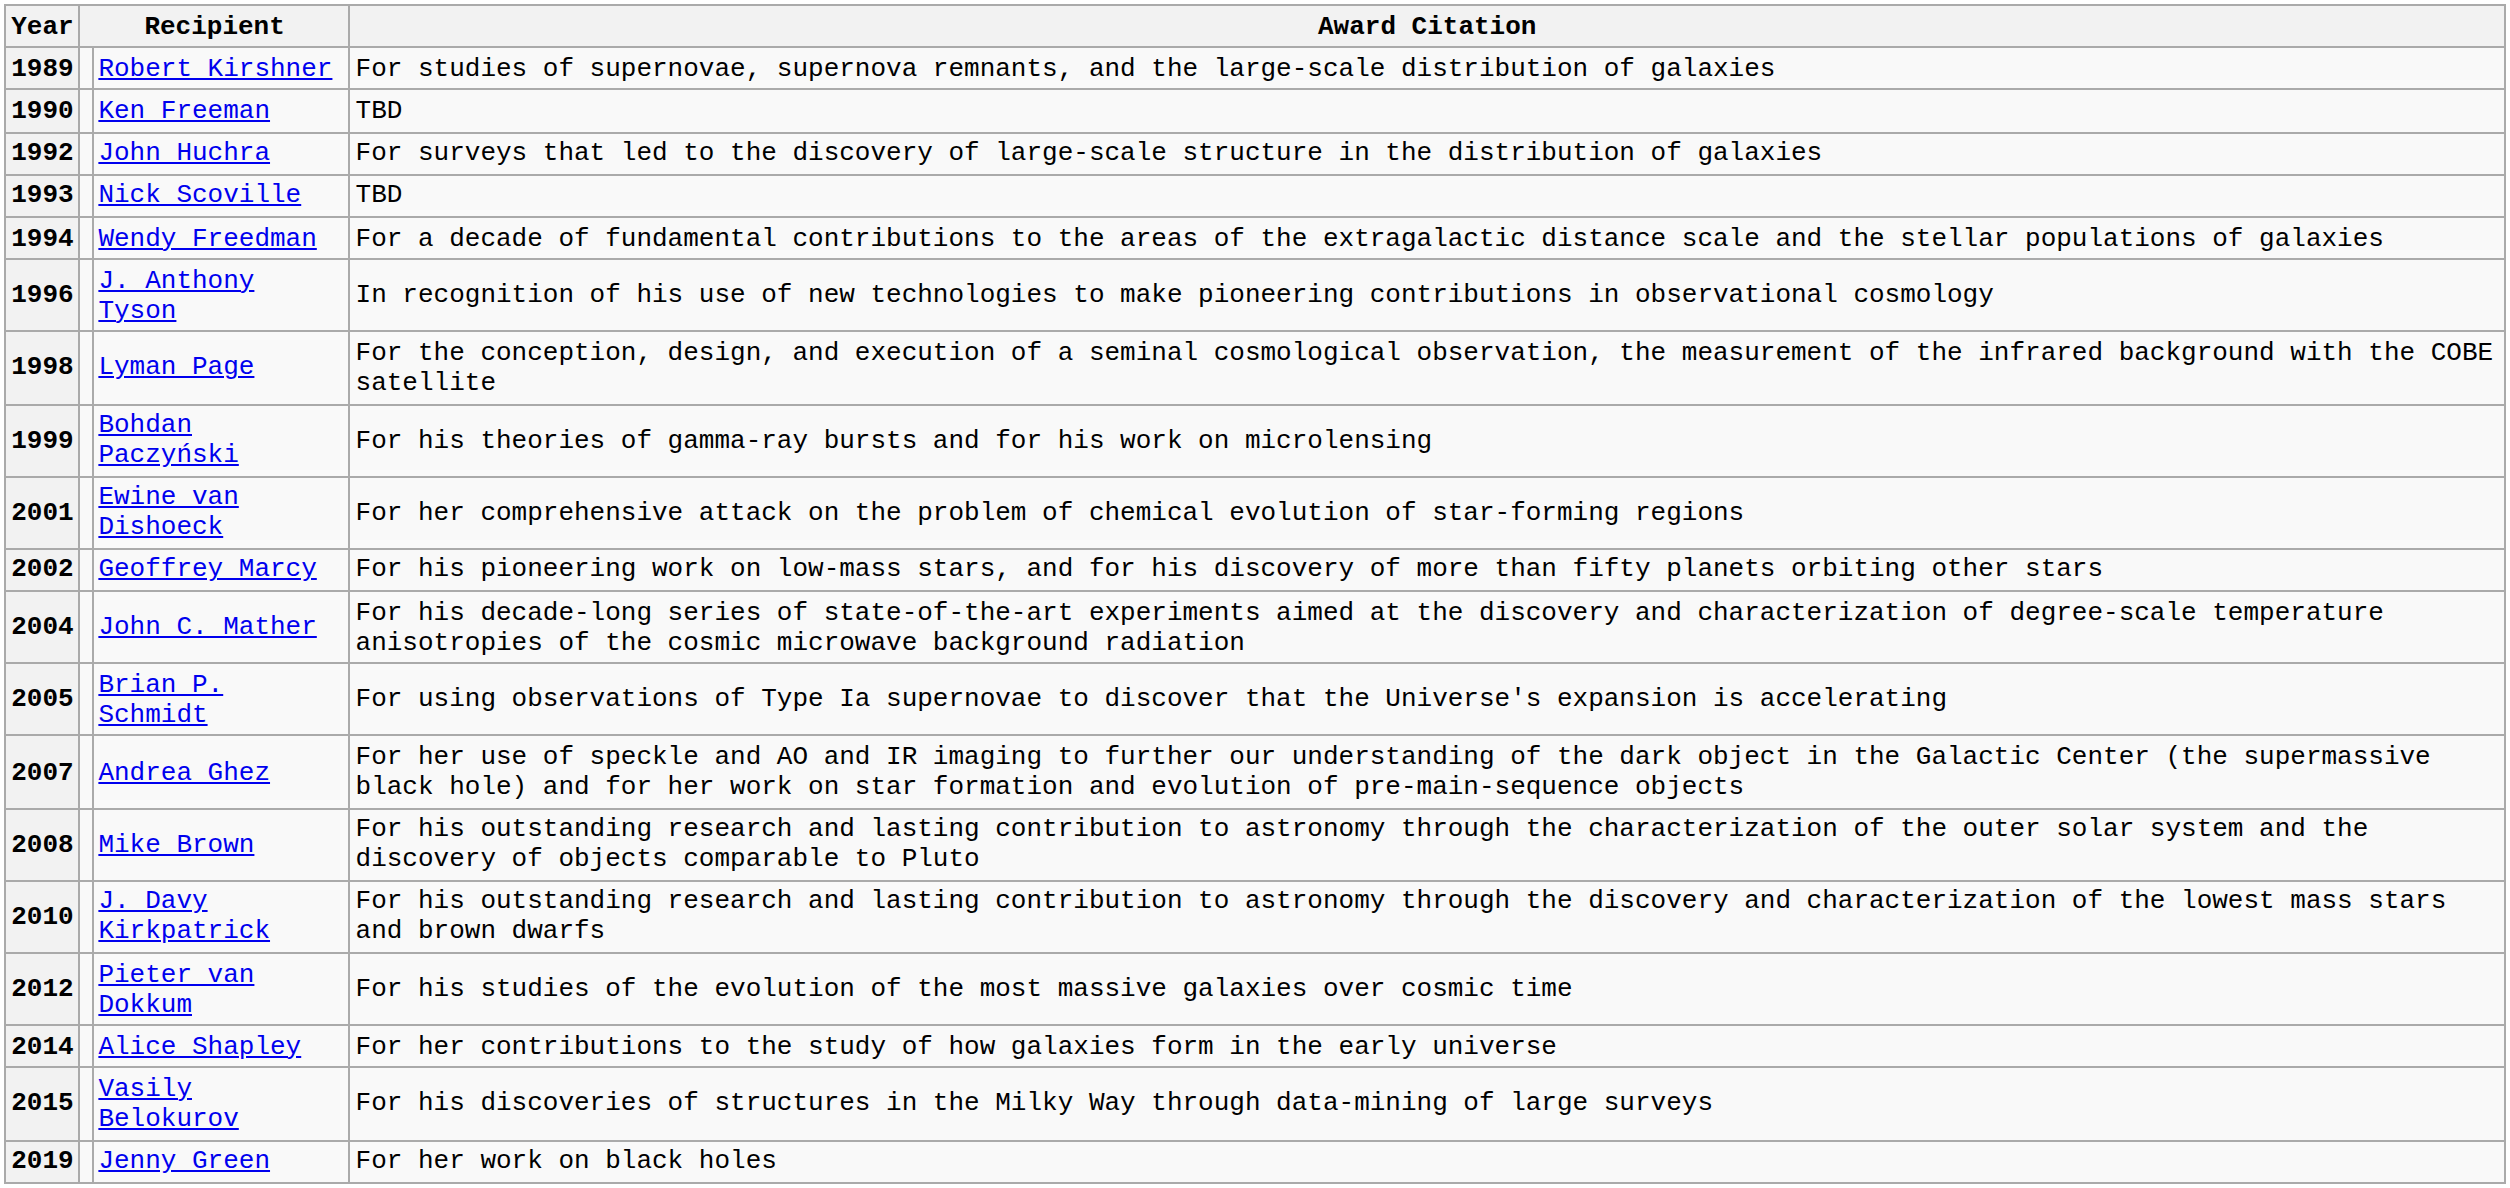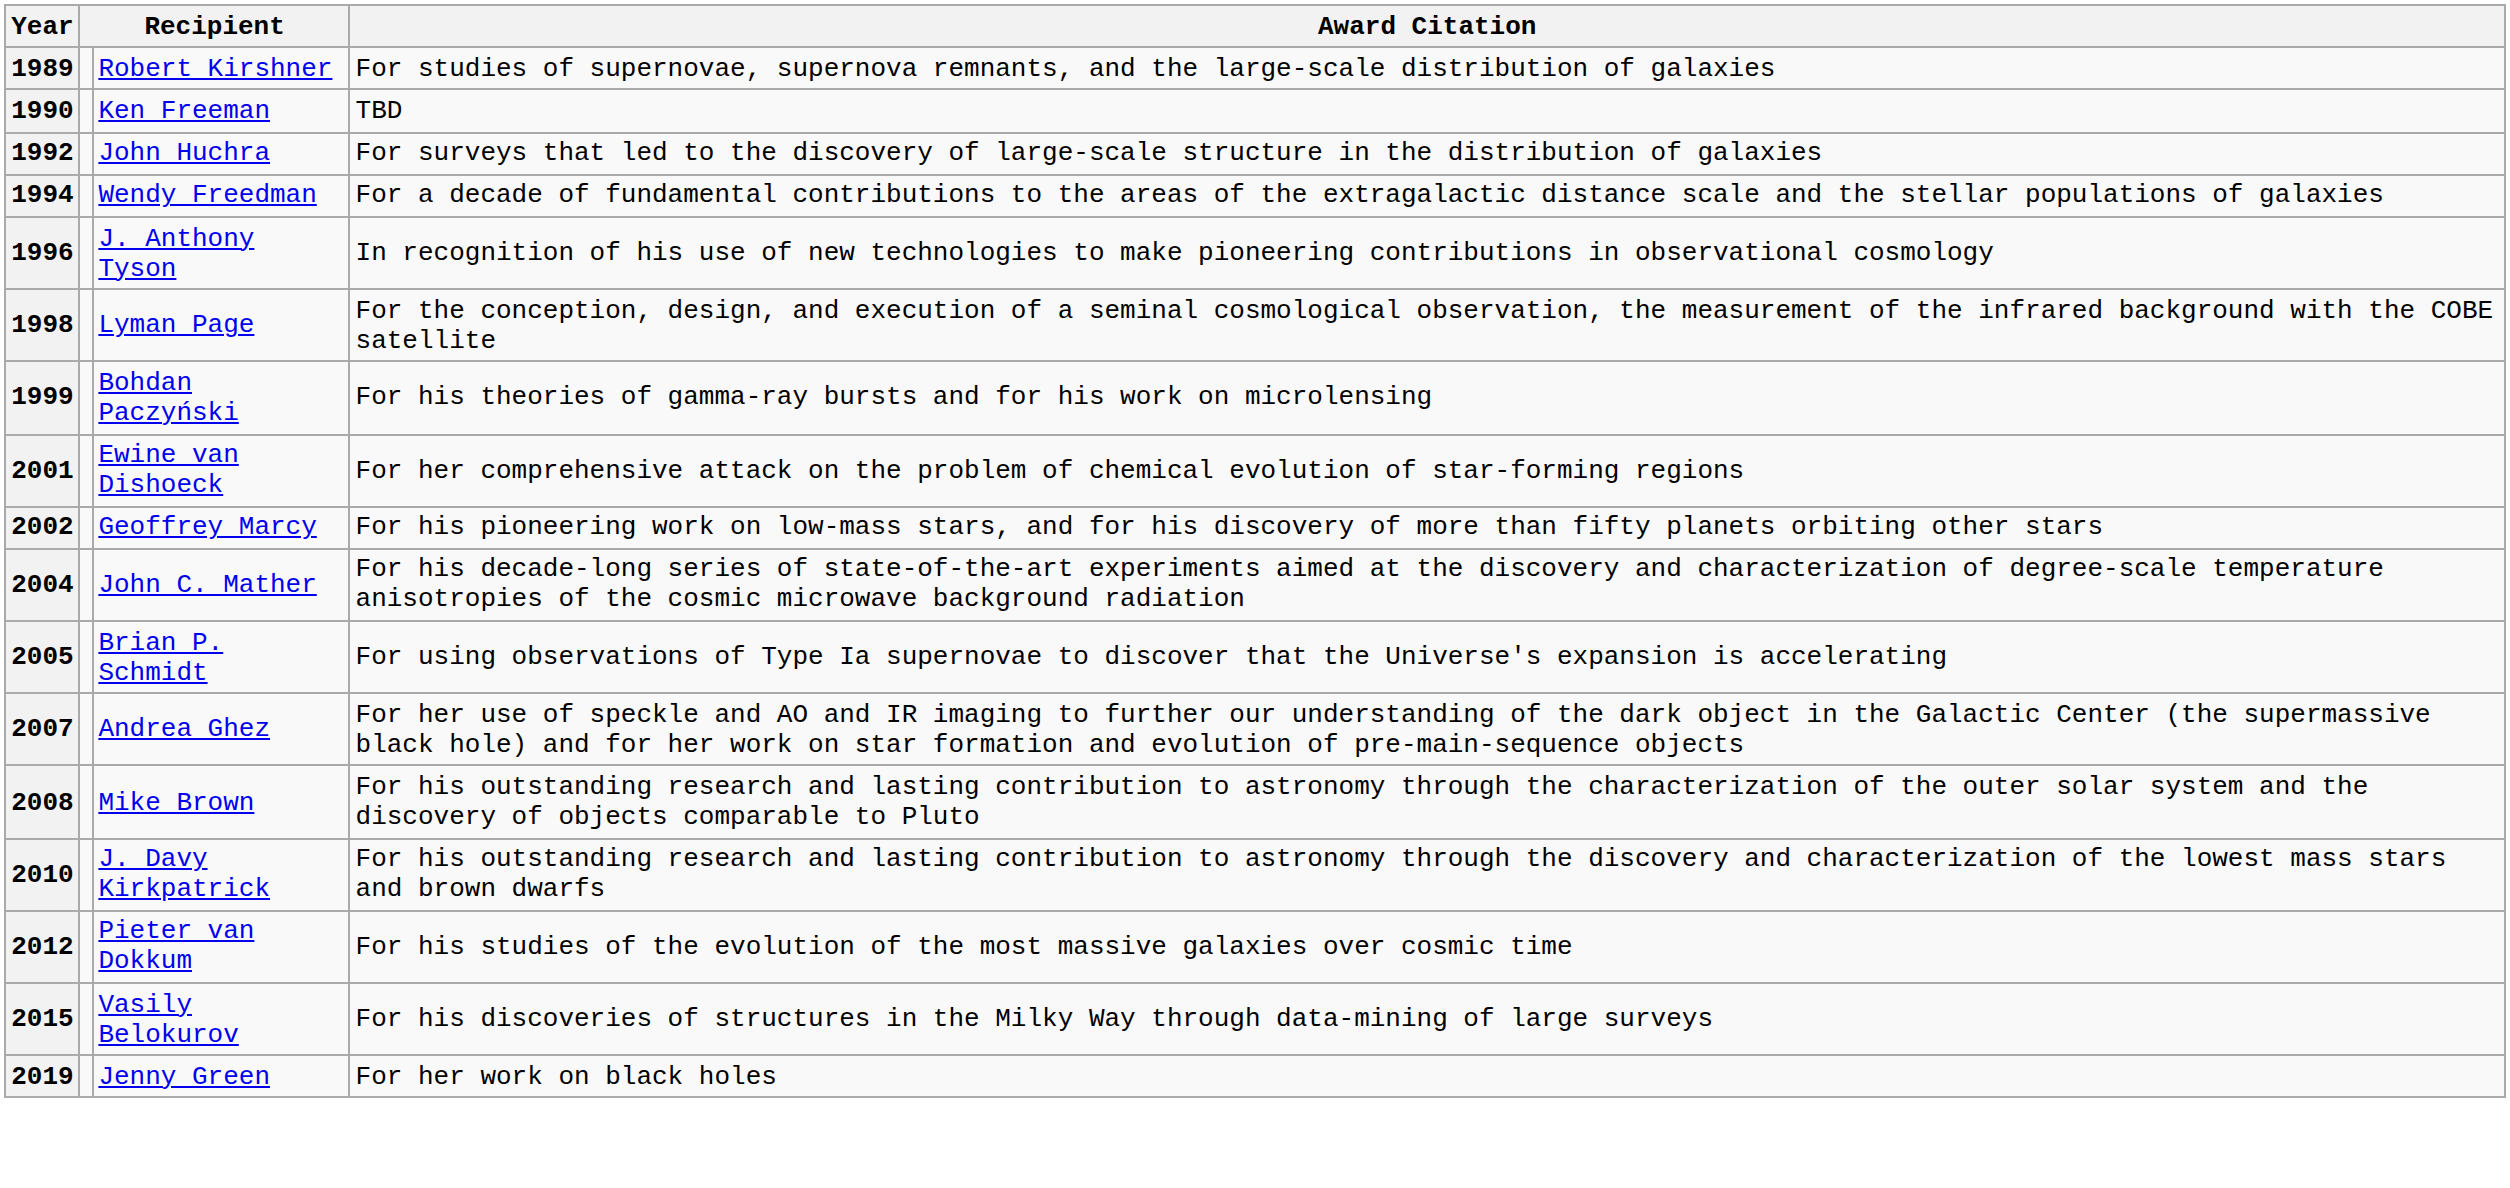- row: (42, 196)
- row: (42, 1047)
